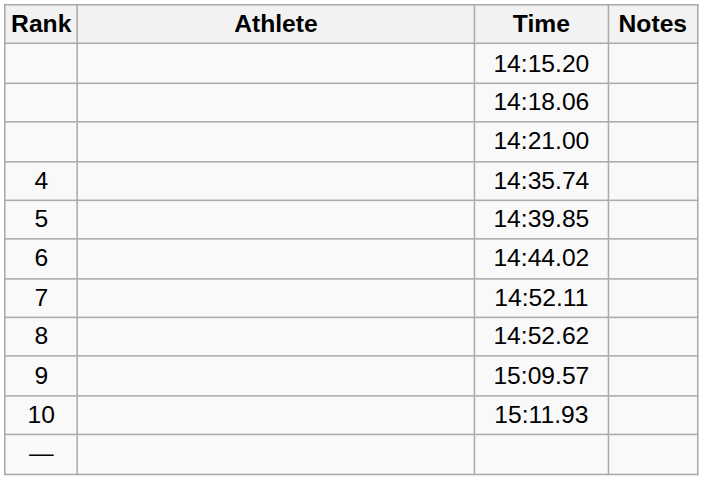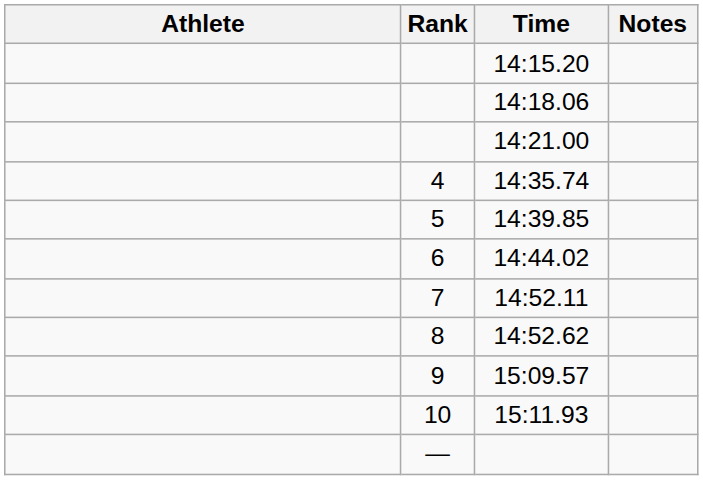columns swapped: (41, 24) <-> (276, 24)
